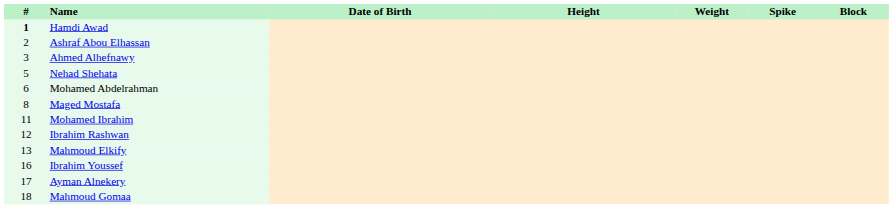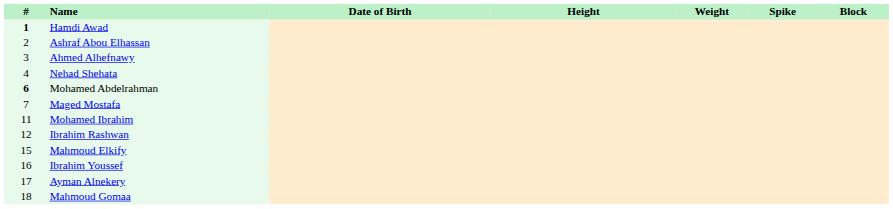(26, 73) 5 -> (26, 73) 4
(26, 88) normal -> (26, 88) bold
(26, 104) 8 -> (26, 104) 7
(26, 150) 13 -> (26, 150) 15
